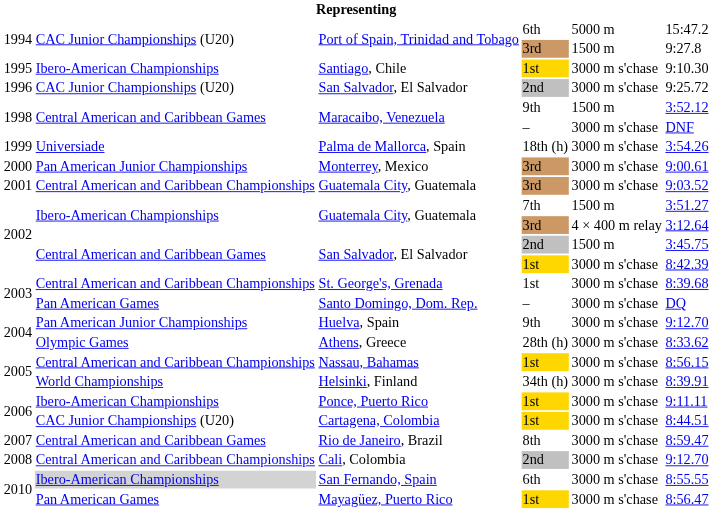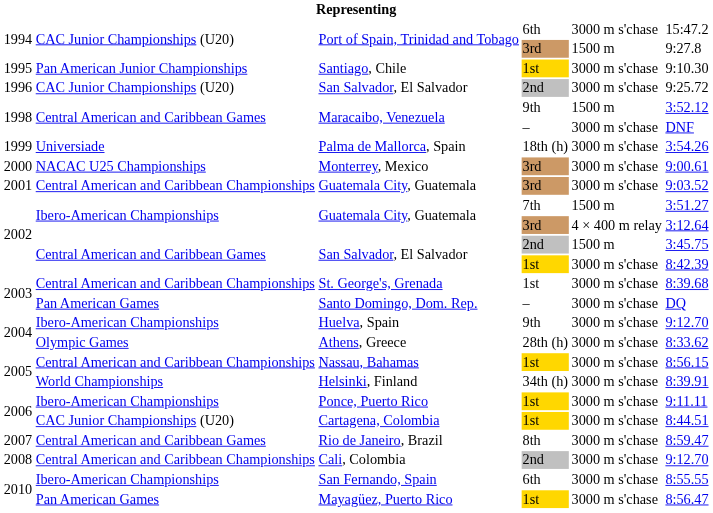(593, 29) 5000 m -> (615, 29) 3000 m s'chase
(127, 68) Ibero-American Championships -> (142, 68) Pan American Junior Championships
(142, 166) Pan American Junior Championships -> (121, 166) NACAC U25 Championships
(142, 323) Pan American Junior Championships -> (127, 323) Ibero-American Championships
(127, 479) lightgrey background -> (127, 479) no background
